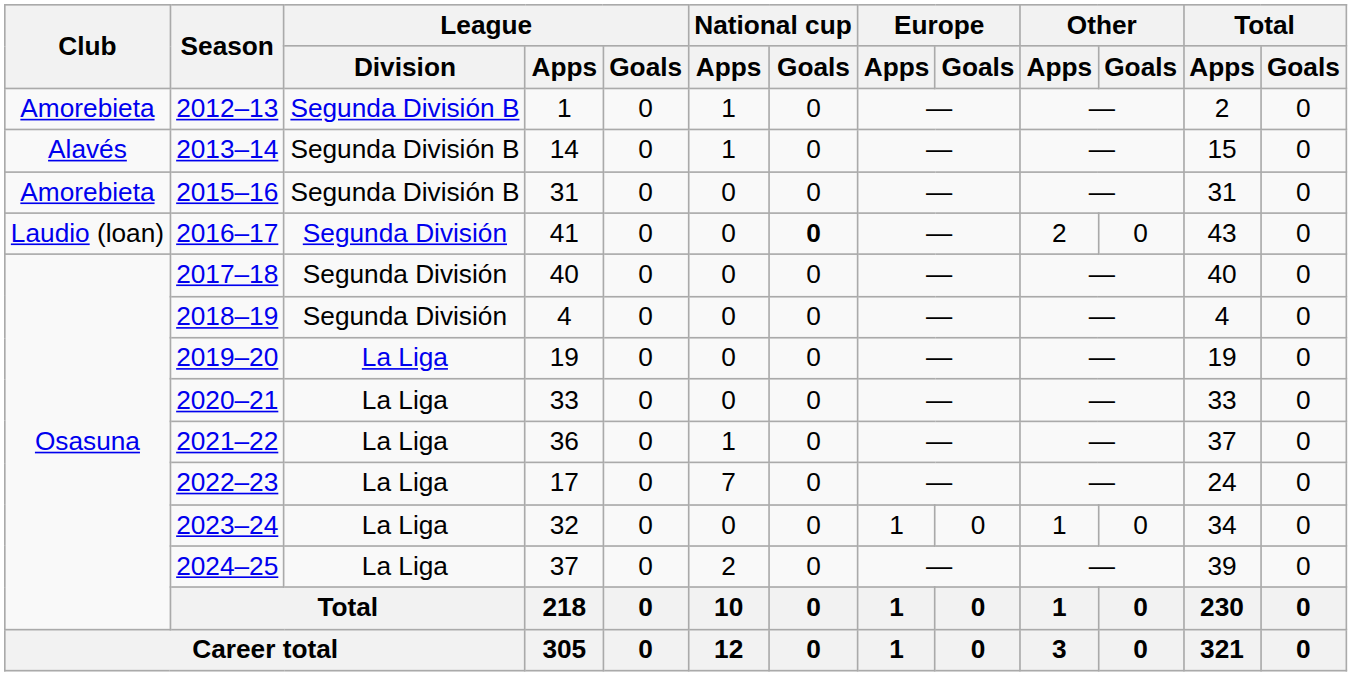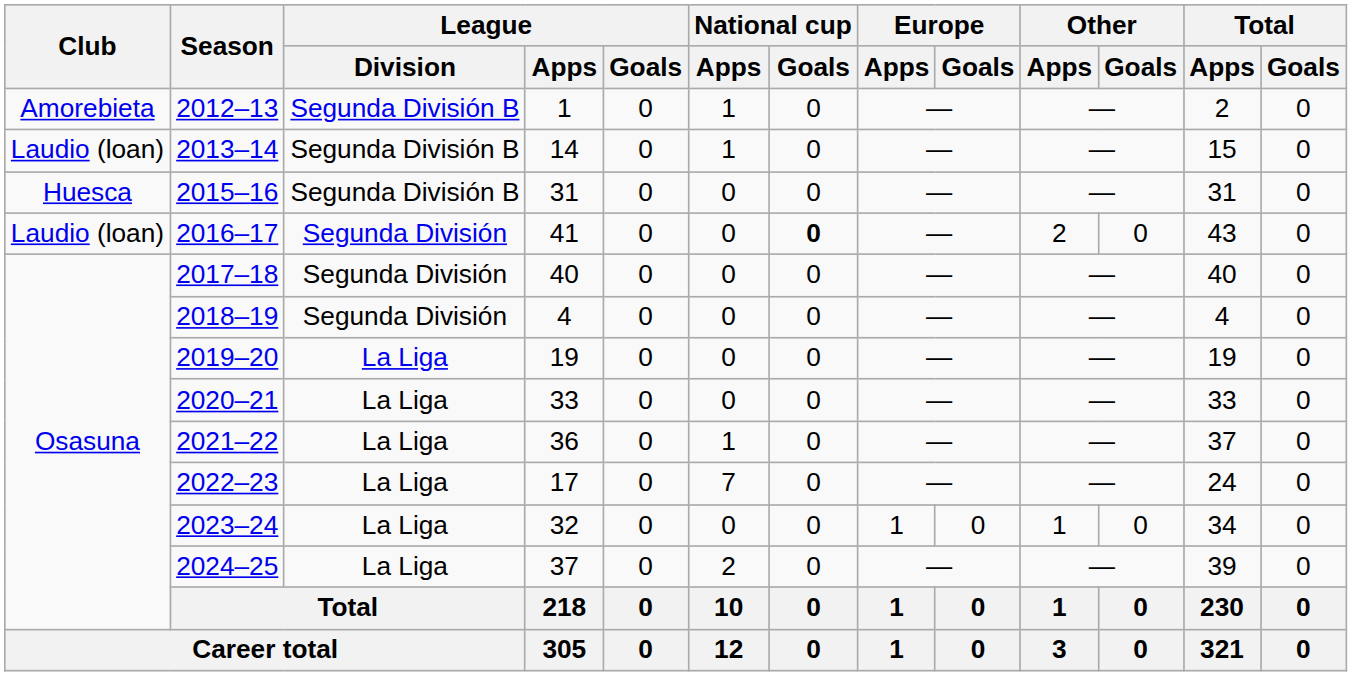(87, 150) Alavés -> (87, 150) Laudio (loan)
(87, 191) Amorebieta -> (87, 191) Huesca
